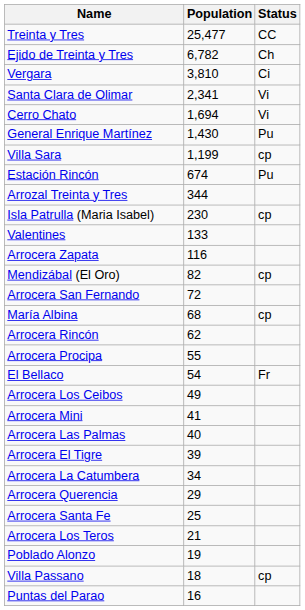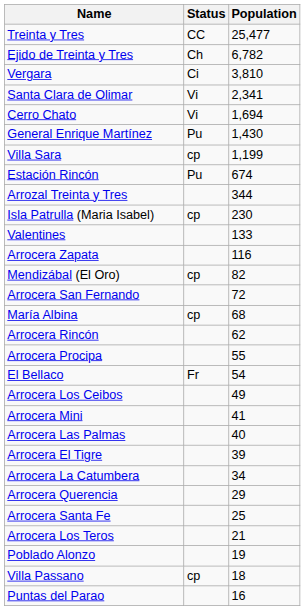columns swapped: (220, 14) <-> (277, 14)
